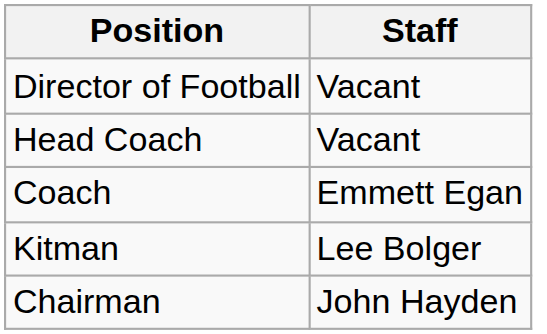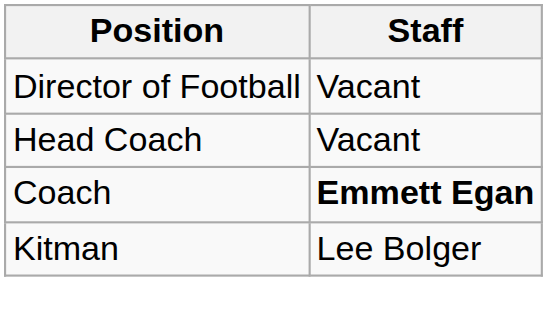(420, 193) normal -> (425, 193) bold
- row: (87, 301)
